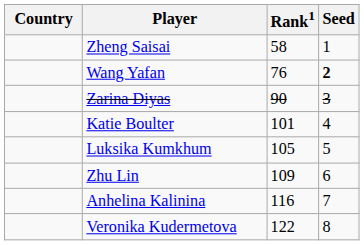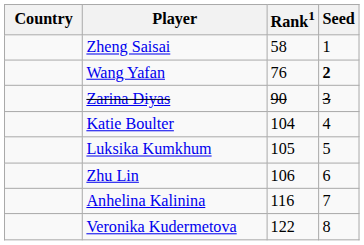(283, 124) 101 -> (283, 124) 104
(283, 175) 109 -> (283, 175) 106
